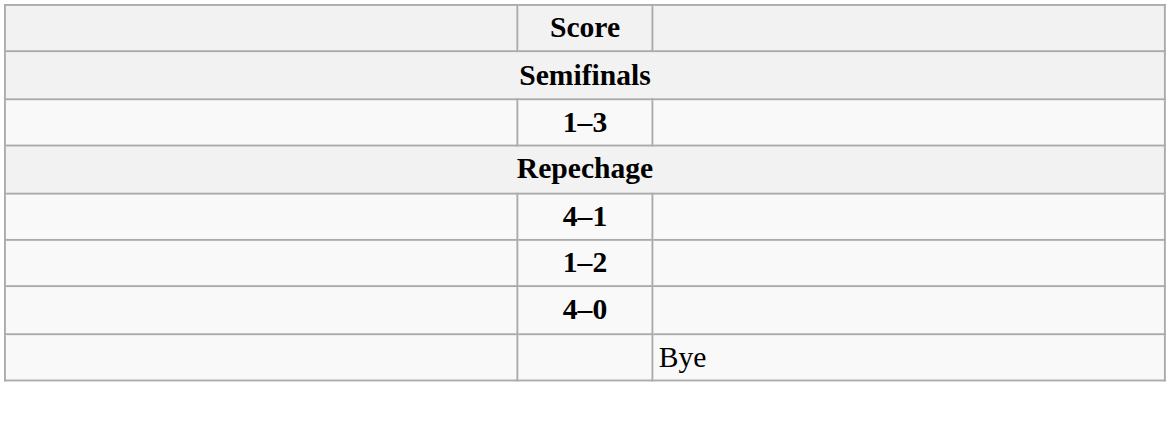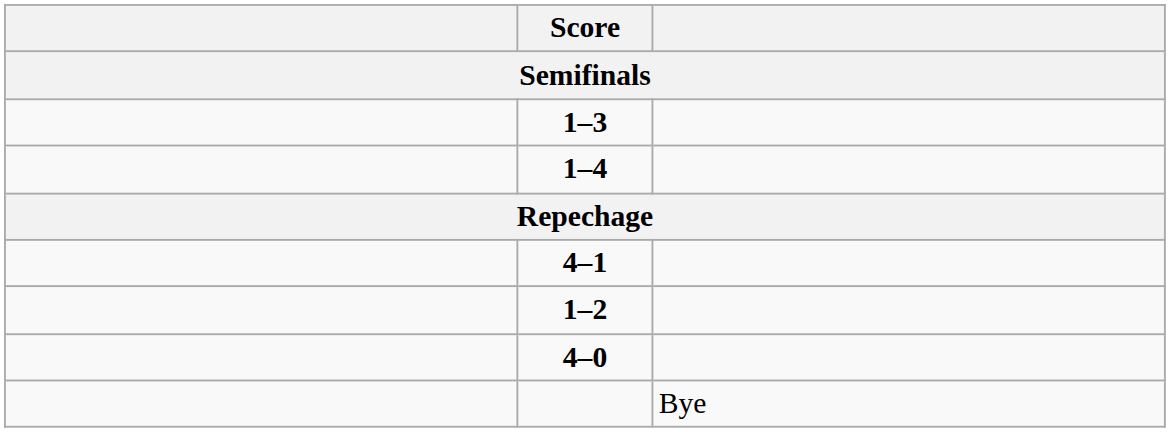+ row: (585, 168)
